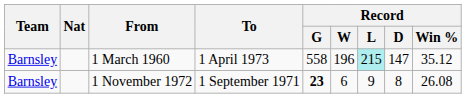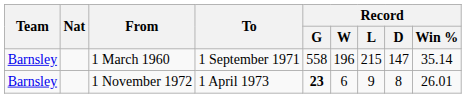(234, 59) 1 April 1973 -> (249, 59) 1 September 1971
(371, 59) paleturquoise background -> (371, 59) no background
(437, 59) 35.12 -> (437, 59) 35.14
(249, 81) 1 September 1971 -> (234, 81) 1 April 1973
(437, 81) 26.08 -> (437, 81) 26.01
